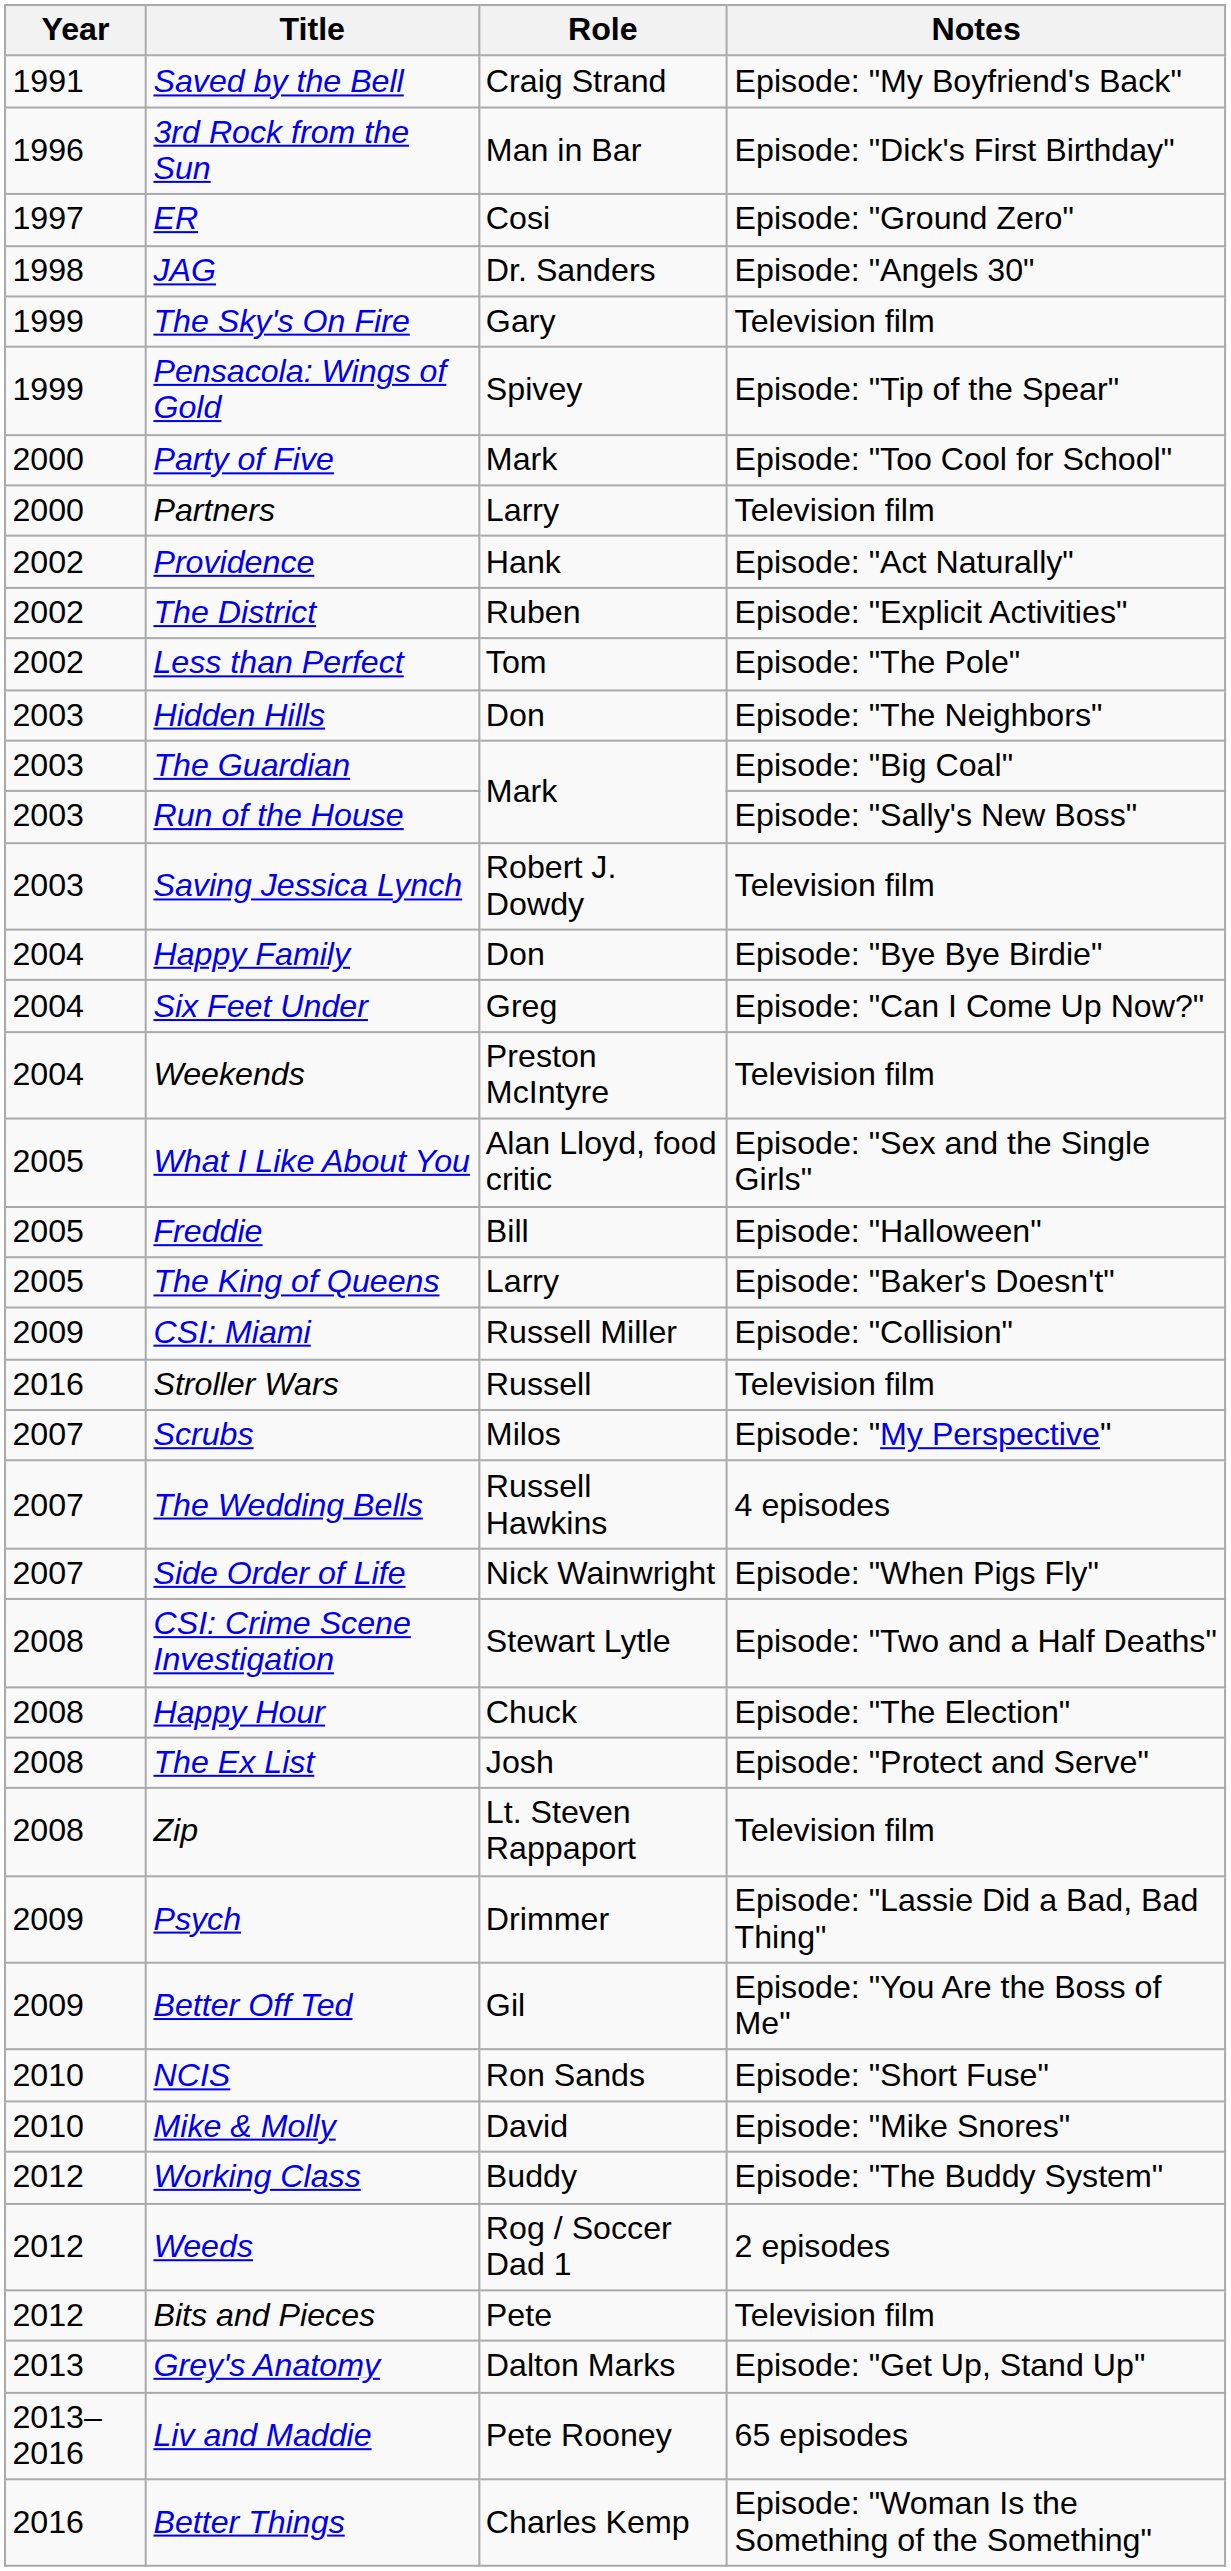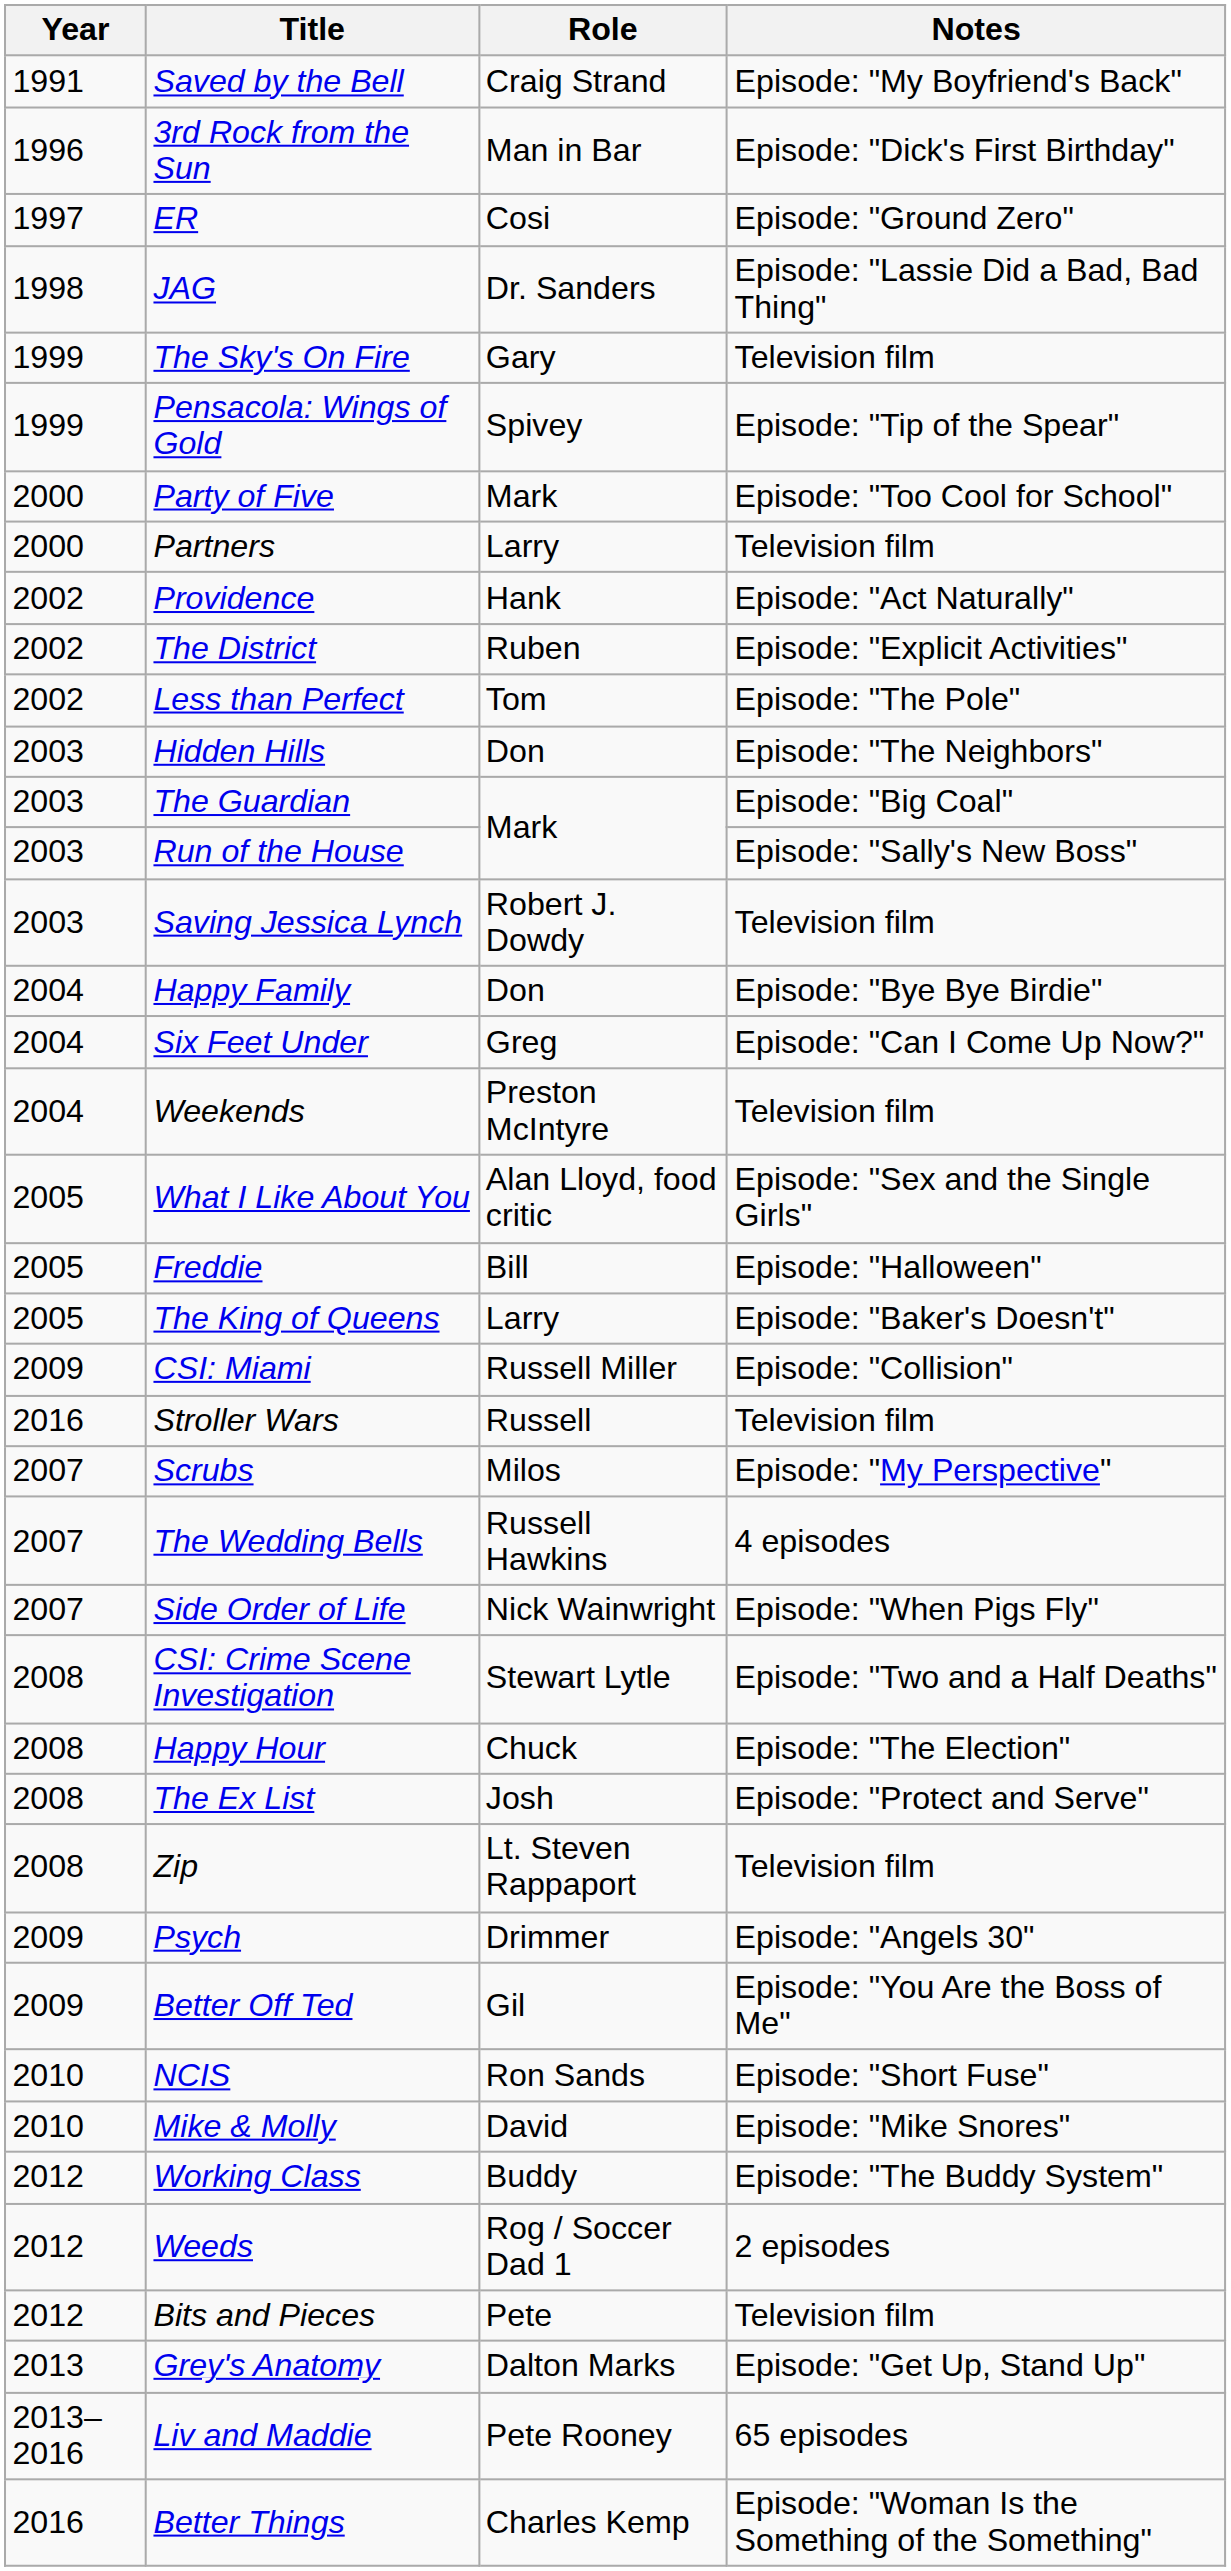(885, 270) Episode: "Angels 30" -> (966, 288) Episode: "Lassie Did a Bad, Bad Thing"
(966, 1918) Episode: "Lassie Did a Bad, Bad Thing" -> (885, 1936) Episode: "Angels 30"
